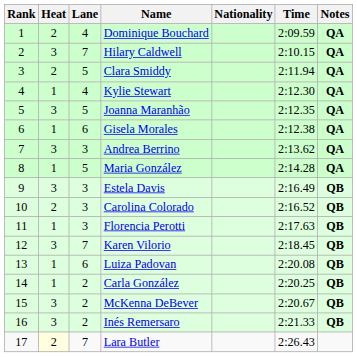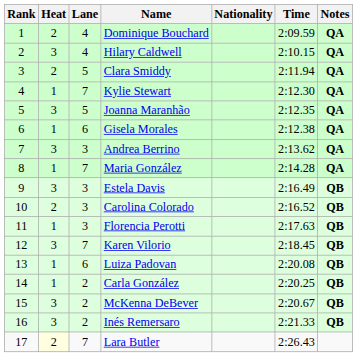(85, 52) 7 -> (85, 52) 4
(85, 91) 4 -> (85, 91) 7
(85, 168) 5 -> (85, 168) 7
